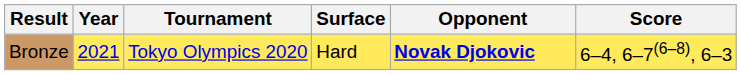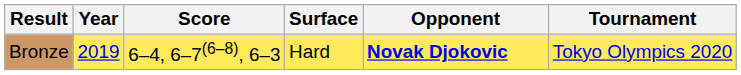columns swapped: (218, 19) <-> (656, 19)
(98, 51) 2021 -> (98, 51) 2019
